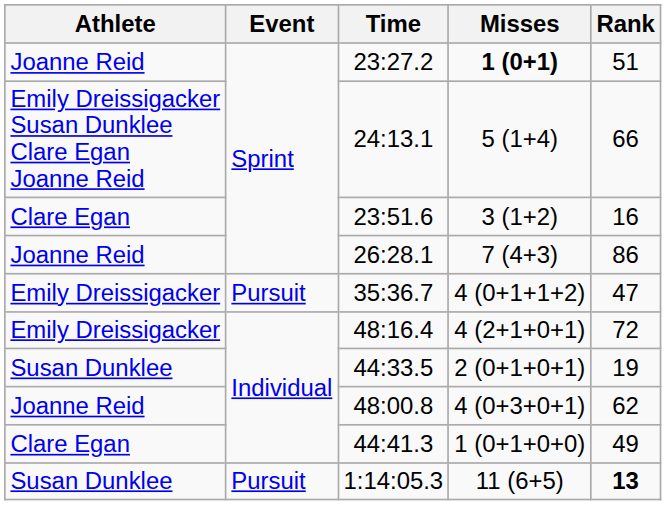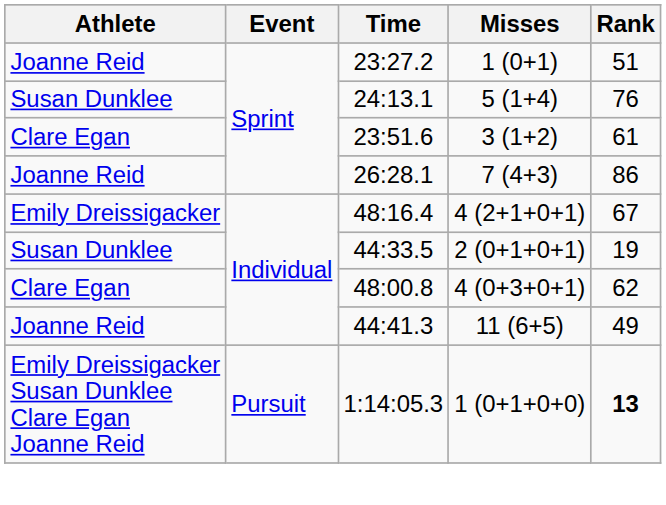(520, 62) bold -> (520, 62) normal
(115, 139) Emily Dreissigacker Susan Dunklee Clare Egan Joanne Reid -> (91, 100) Susan Dunklee
(626, 139) 66 -> (626, 100) 76
(626, 217) 16 -> (626, 137) 61
- row: (393, 293)
(626, 330) 72 -> (626, 213) 67
(78, 406) Joanne Reid -> (70, 288) Clare Egan
(70, 444) Clare Egan -> (78, 326) Joanne Reid
(520, 444) 1 (0+1+0+0) -> (520, 326) 11 (6+5)
(91, 481) Susan Dunklee -> (115, 404) Emily Dreissigacker Susan Dunklee Clare Egan Joanne Reid
(520, 481) 11 (6+5) -> (520, 404) 1 (0+1+0+0)
